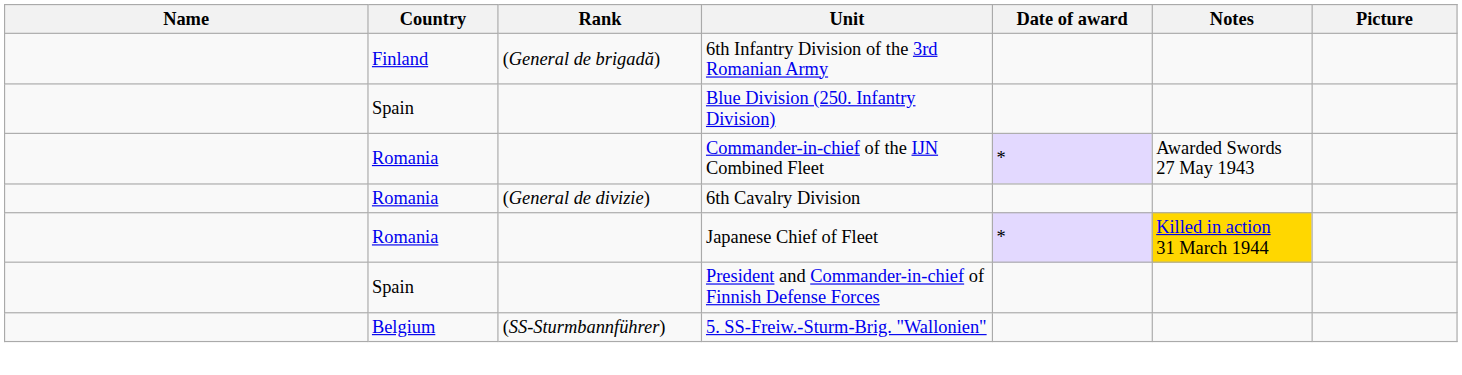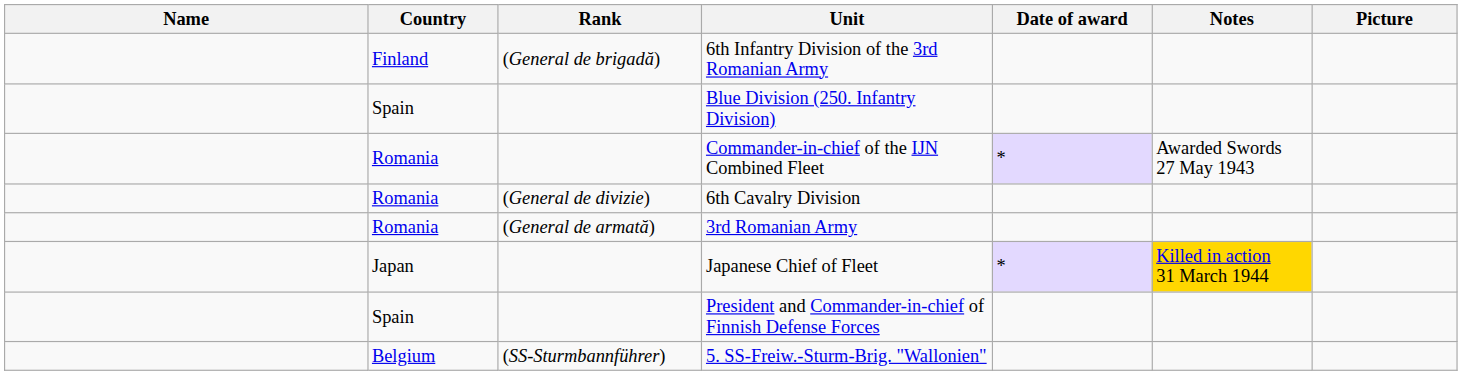+ row: (782, 227)
(405, 237) Romania -> (393, 266) Japan
